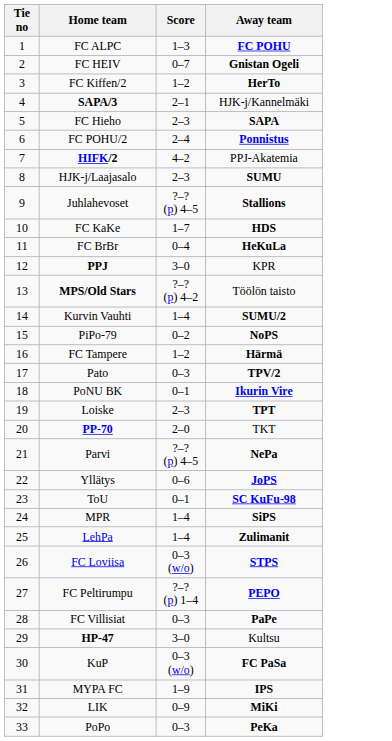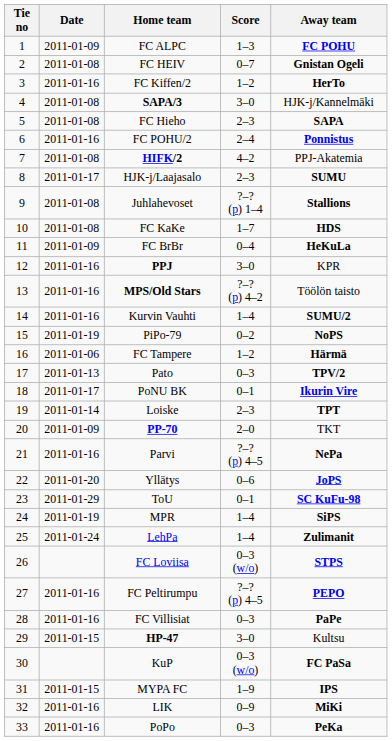+ column: (72, 20)
(181, 102) 2–1 -> (245, 102) 3–0
(181, 202) ?–? (p) 4–5 -> (245, 202) ?–? (p) 1–4
(181, 594) ?–? (p) 1–4 -> (245, 594) ?–? (p) 4–5
